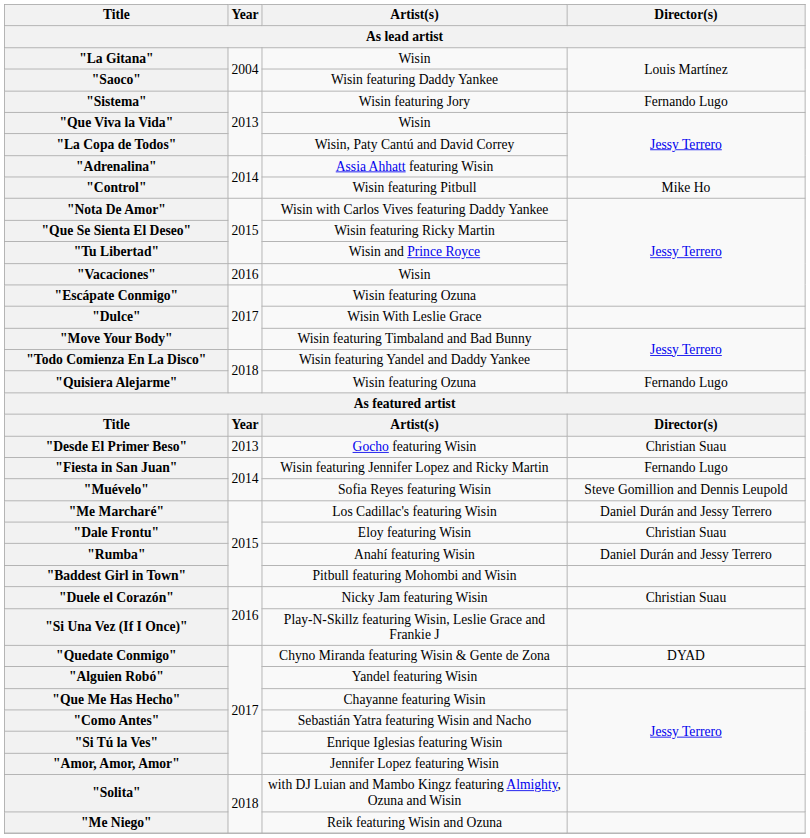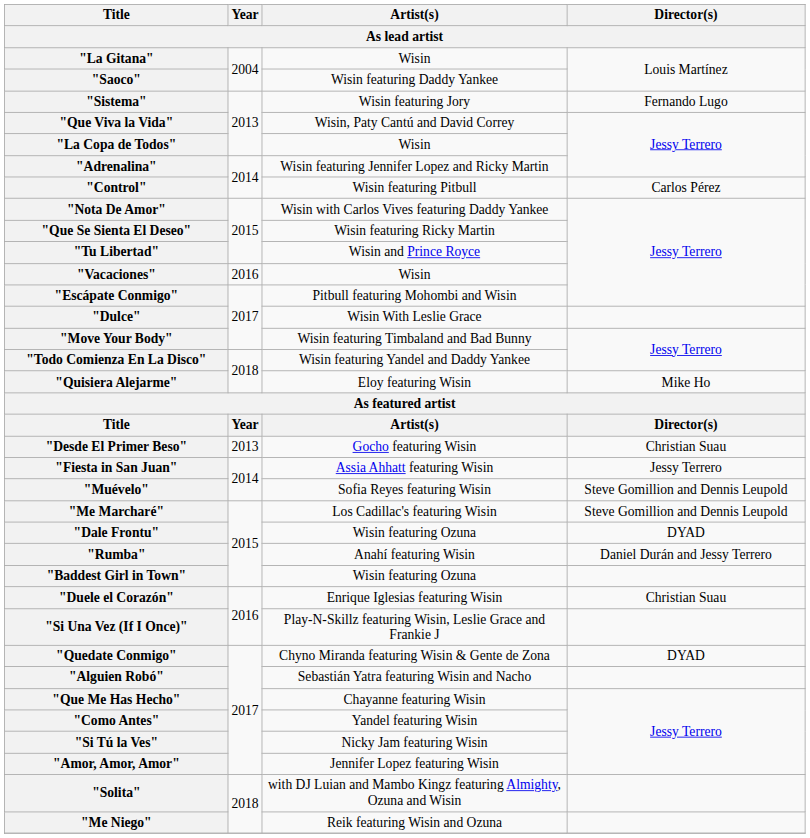(414, 123) Wisin -> (414, 123) Wisin, Paty Cantú and David Correy
(414, 144) Wisin, Paty Cantú and David Correy -> (414, 144) Wisin
(414, 166) Assia Ahhatt featuring Wisin -> (414, 166) Wisin featuring Jennifer Lopez and Ricky Martin
(686, 187) Mike Ho -> (686, 187) Carlos Pérez
(414, 295) Wisin featuring Ozuna -> (414, 295) Pitbull featuring Mohombi and Wisin
(414, 381) Wisin featuring Ozuna -> (414, 381) Eloy featuring Wisin
(686, 381) Fernando Lugo -> (686, 381) Mike Ho
(414, 468) Wisin featuring Jennifer Lopez and Ricky Martin -> (414, 468) Assia Ahhatt featuring Wisin
(686, 468) Fernando Lugo -> (686, 468) Jessy Terrero
(686, 511) Daniel Durán and Jessy Terrero -> (686, 511) Steve Gomillion and Dennis Leupold
(414, 532) Eloy featuring Wisin -> (414, 532) Wisin featuring Ozuna
(686, 532) Christian Suau -> (686, 532) DYAD
(414, 576) Pitbull featuring Mohombi and Wisin -> (414, 576) Wisin featuring Ozuna
(414, 597) Nicky Jam featuring Wisin -> (414, 597) Enrique Iglesias featuring Wisin
(414, 677) Yandel featuring Wisin -> (414, 677) Sebastián Yatra featuring Wisin and Nacho
(414, 720) Sebastián Yatra featuring Wisin and Nacho -> (414, 720) Yandel featuring Wisin
(414, 742) Enrique Iglesias featuring Wisin -> (414, 742) Nicky Jam featuring Wisin
